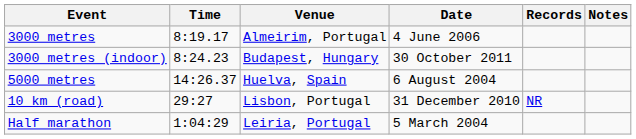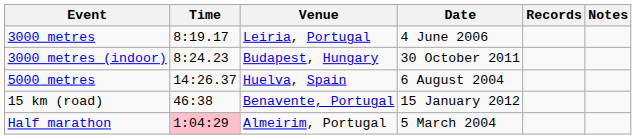(315, 37) Almeirim, Portugal -> (307, 37) Leiria, Portugal
- row: (55, 102)
+ row: (55, 102)
(201, 123) no background -> (201, 123) pink background
(307, 123) Leiria, Portugal -> (315, 123) Almeirim, Portugal
